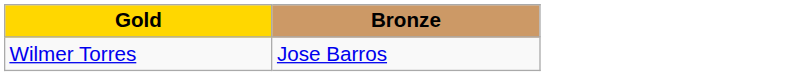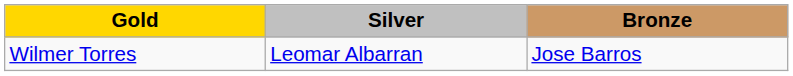+ column: (396, 20)
